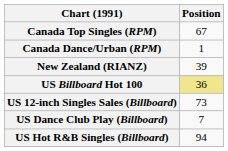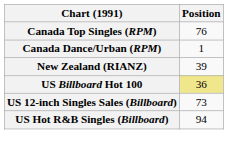(201, 31) 67 -> (201, 31) 76
- row: (92, 119)
